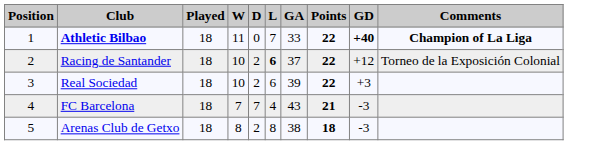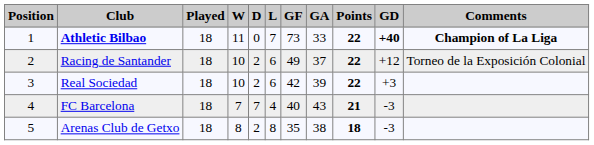+ column: (293, 15)
(273, 60) bold -> (273, 60) normal
